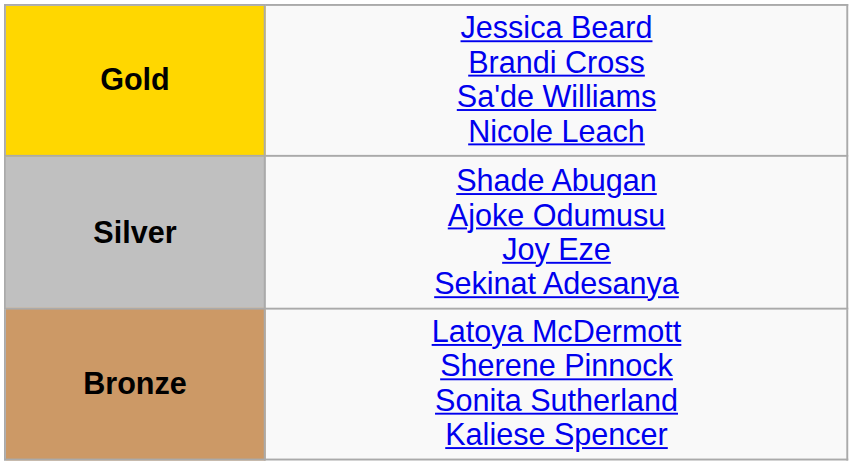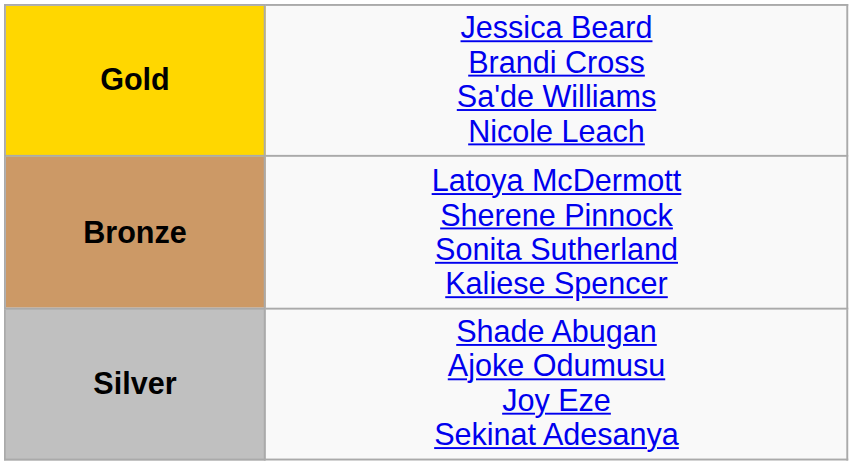rows swapped: (135, 231) <-> (135, 383)
